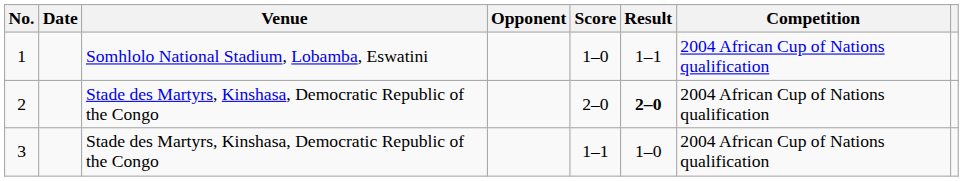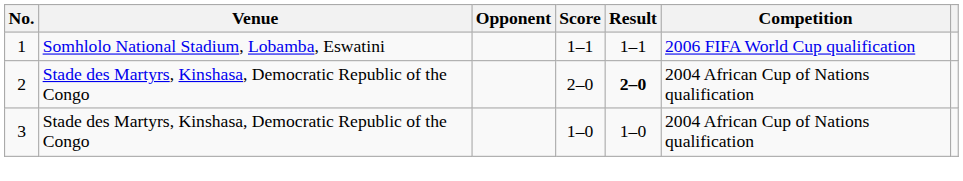- column: (60, 18)
(595, 56) 1–0 -> (580, 46) 1–1
(783, 56) 2004 African Cup of Nations qualification -> (790, 46) 2006 FIFA World Cup qualification
(595, 151) 1–1 -> (580, 131) 1–0
